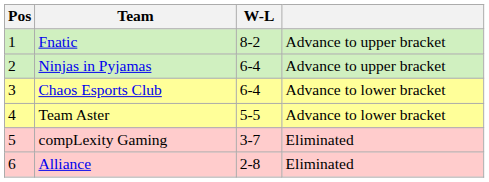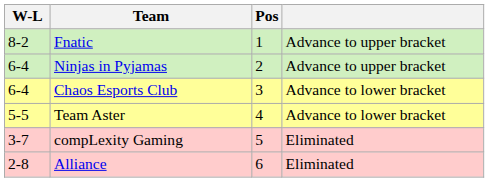columns swapped: (20, 16) <-> (259, 16)
